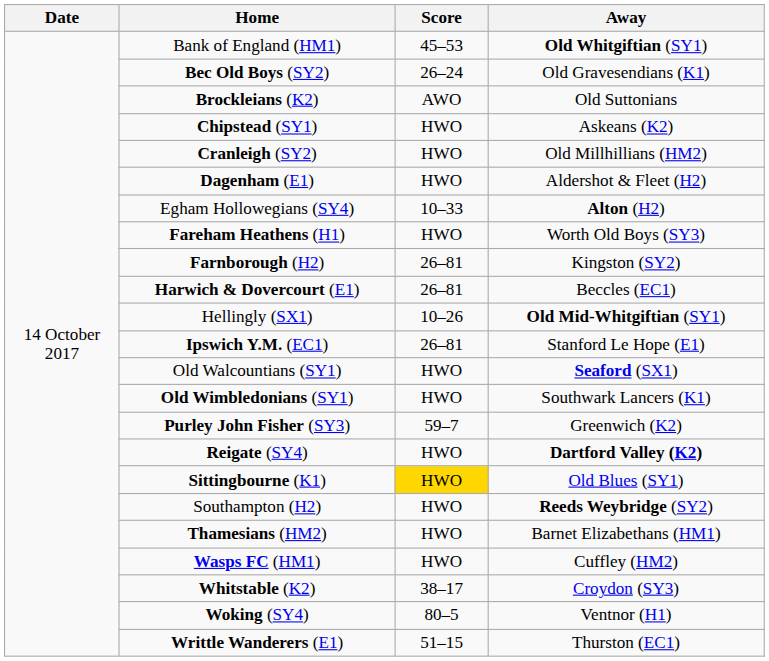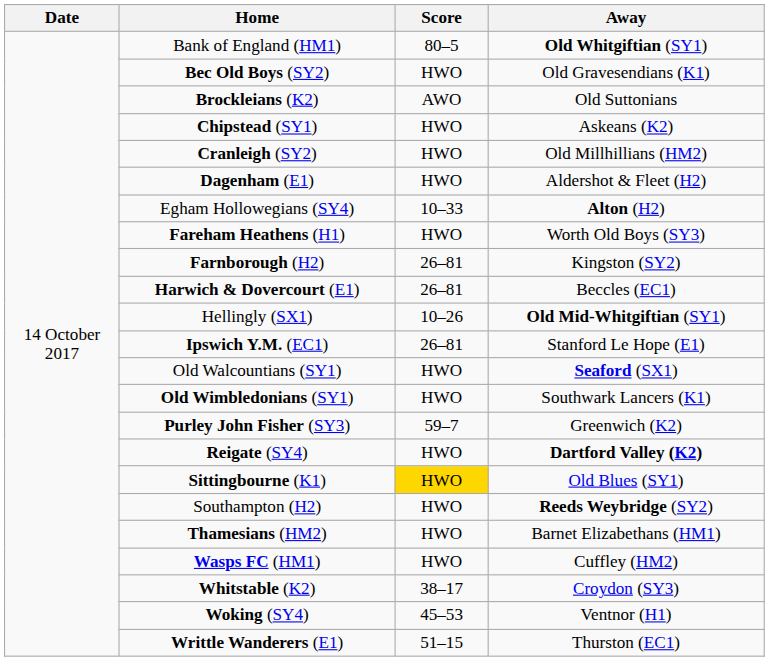(442, 45) 45–53 -> (442, 45) 80–5
(442, 72) 26–24 -> (442, 72) HWO
(442, 615) 80–5 -> (442, 615) 45–53
